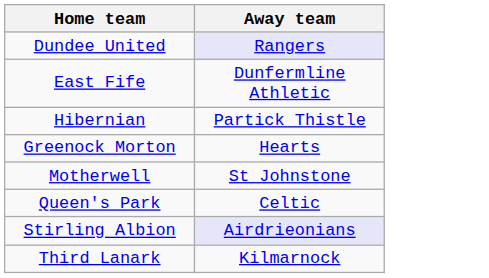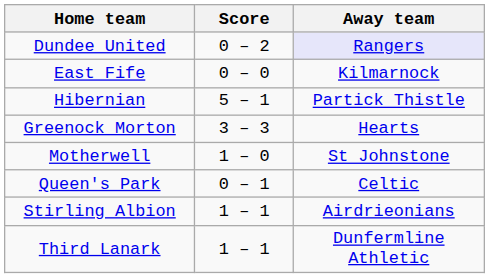+ column: (244, 18)
(290, 83) Dunfermline Athletic -> (389, 74) Kilmarnock
(290, 231) lavender background -> (389, 211) no background
(290, 258) Kilmarnock -> (389, 249) Dunfermline Athletic
